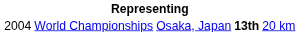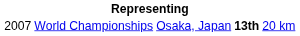(18, 25) 2004 -> (18, 25) 2007
